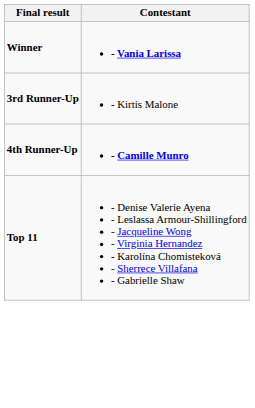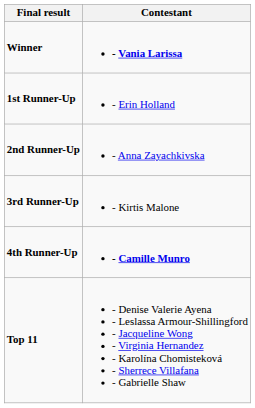+ row: (41, 98)
+ row: (43, 149)
